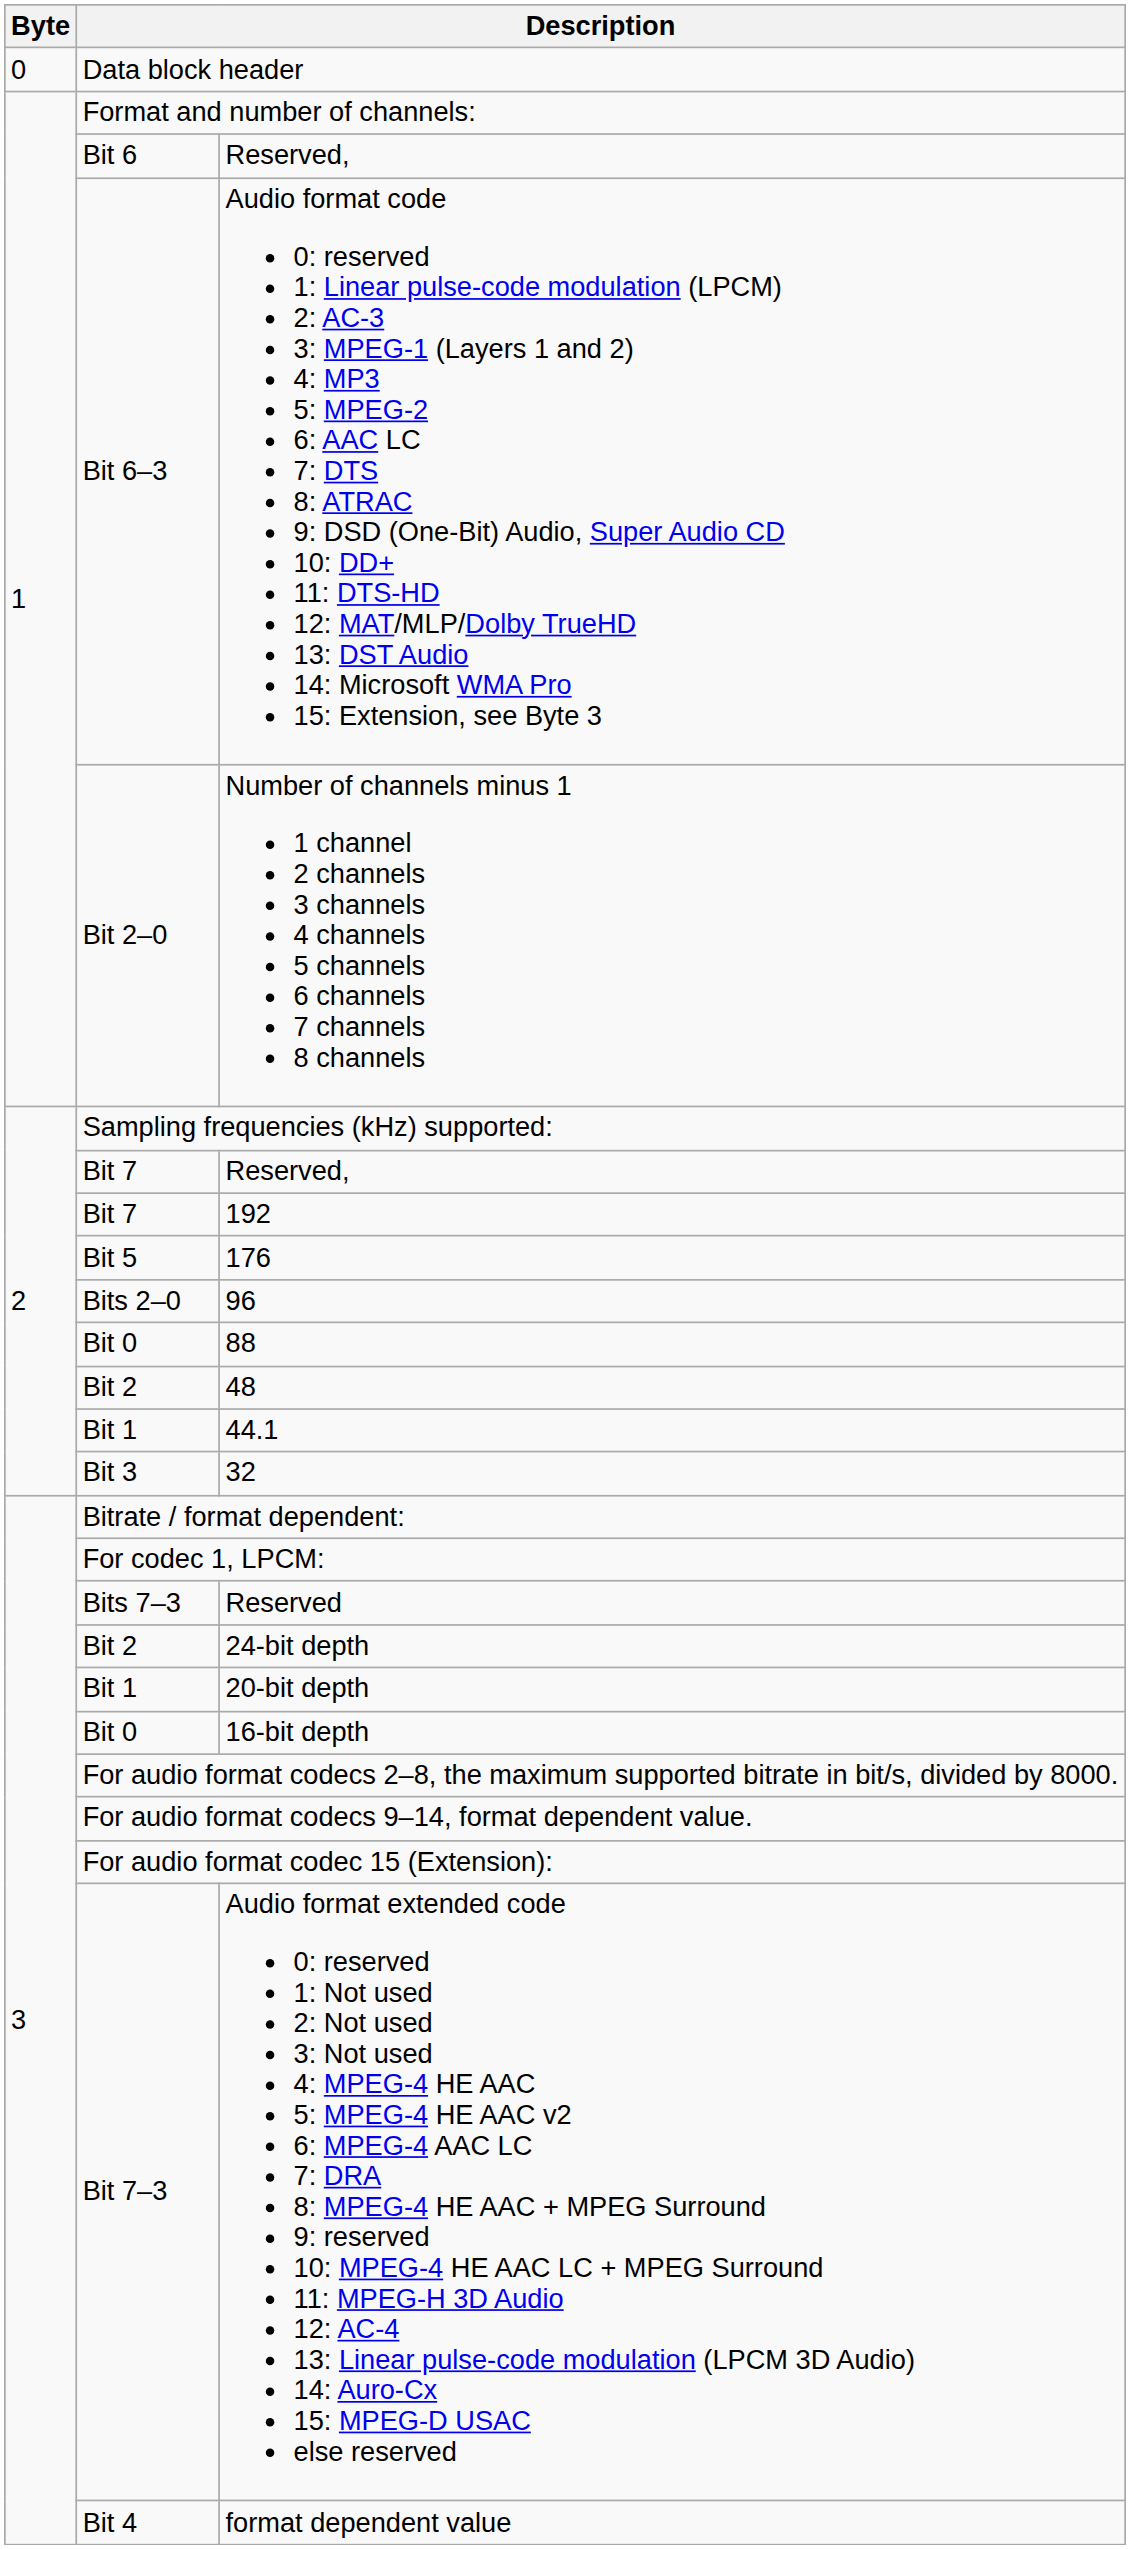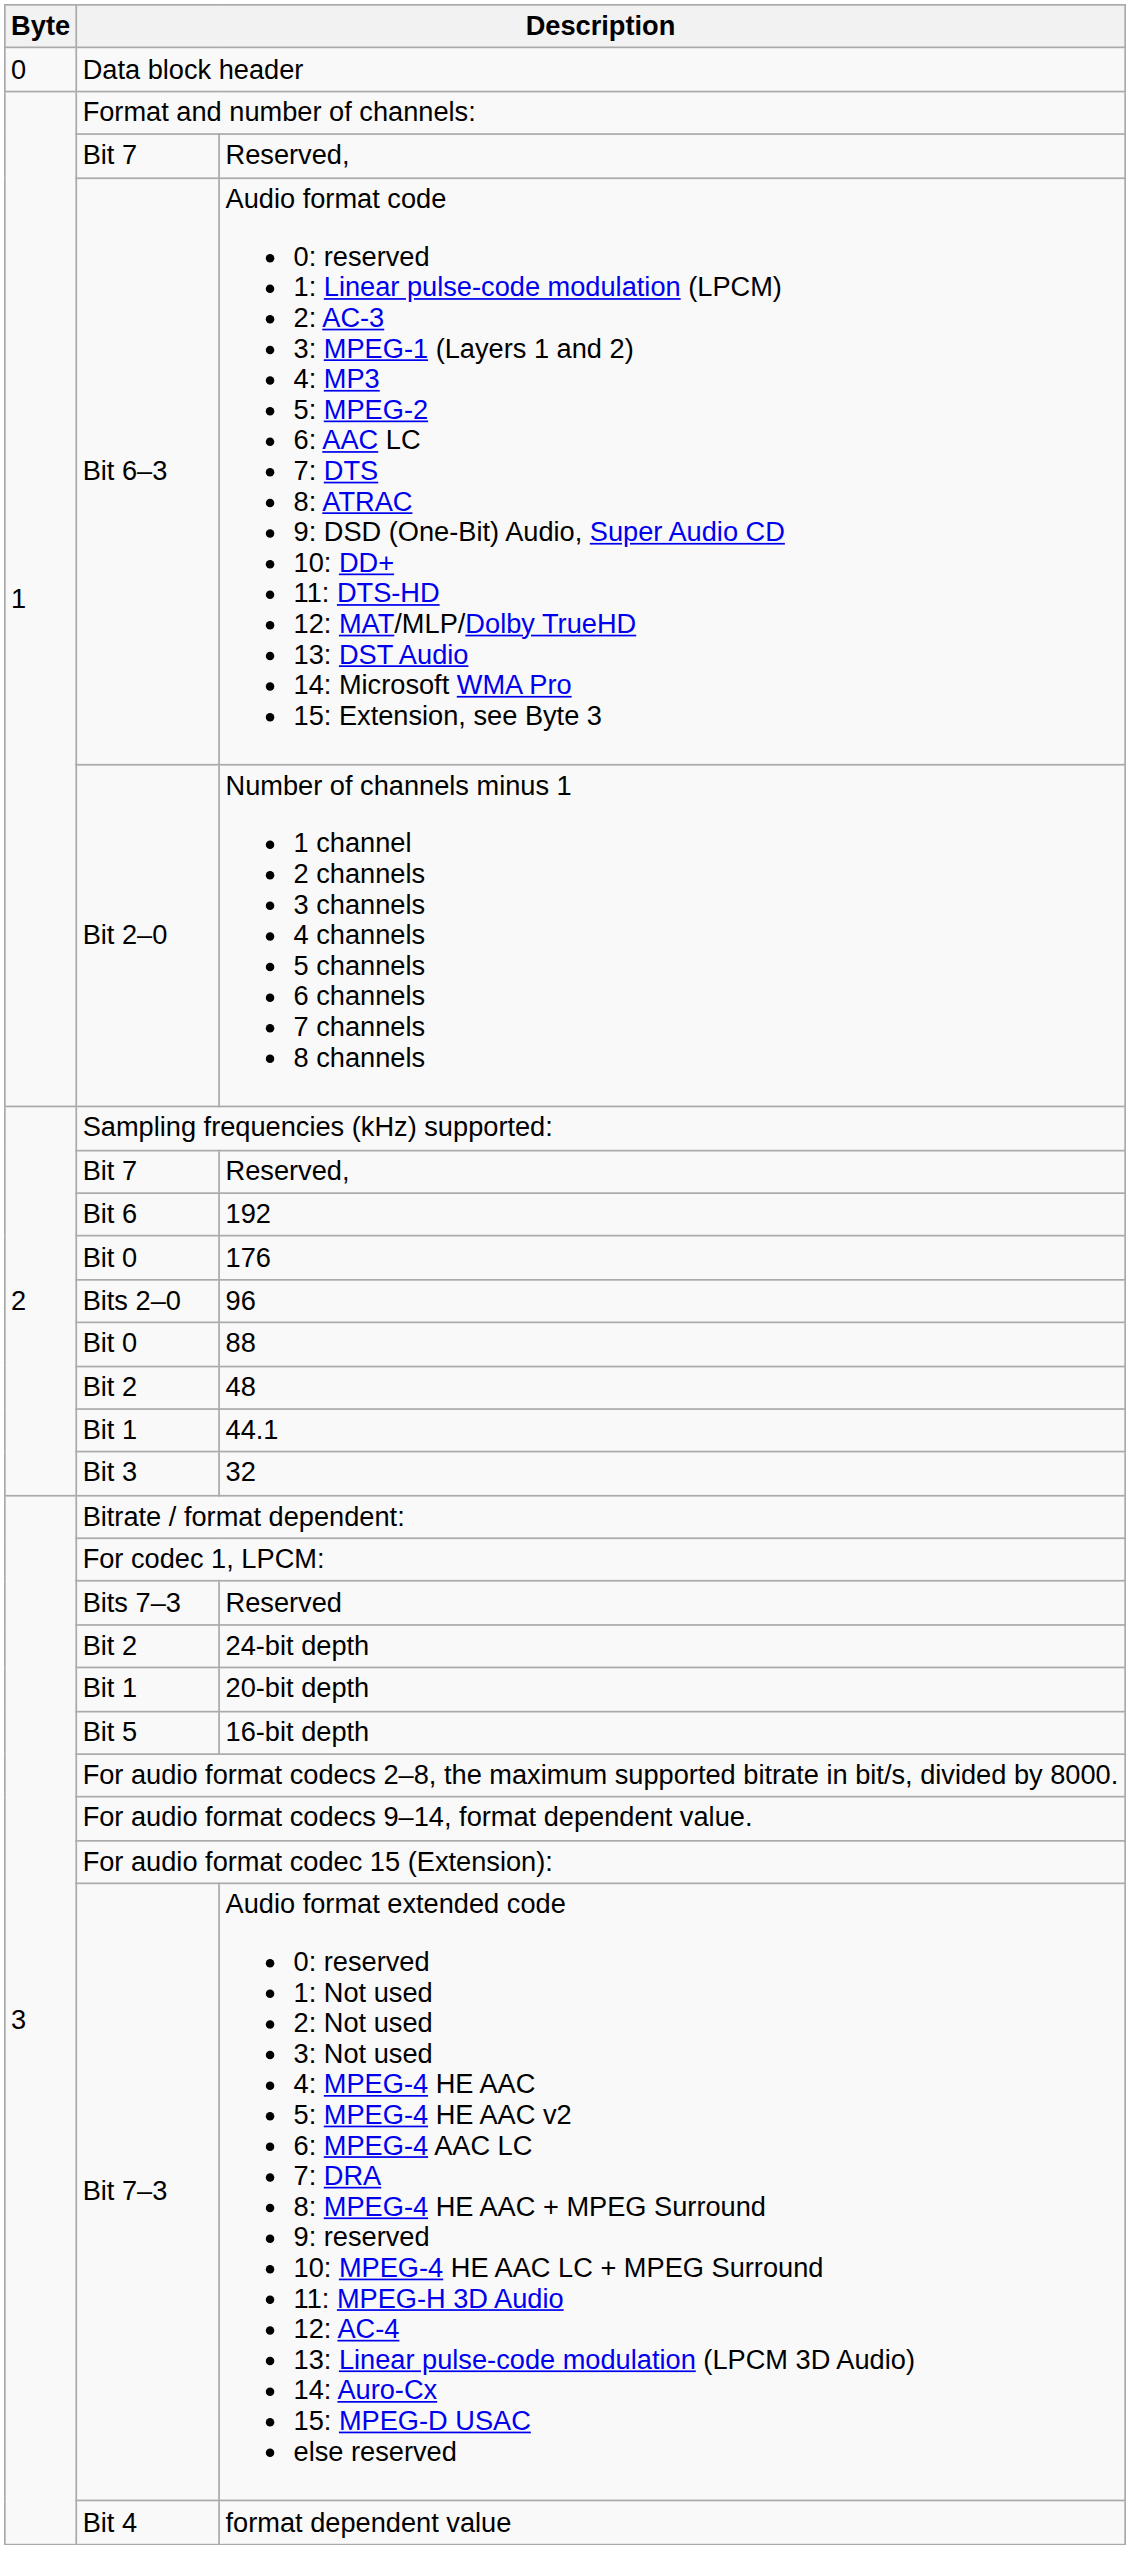(110, 155) Bit 6 -> (110, 155) Bit 7
(110, 1214) Bit 7 -> (110, 1214) Bit 6
(110, 1257) Bit 5 -> (110, 1257) Bit 0
(110, 1732) Bit 0 -> (110, 1732) Bit 5
